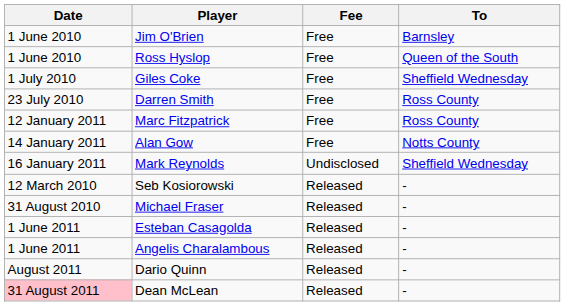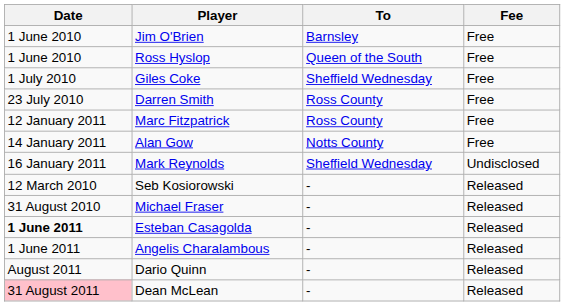columns swapped: (479, 15) <-> (351, 15)
(44, 227) normal -> (45, 227) bold
